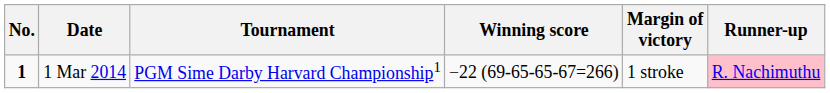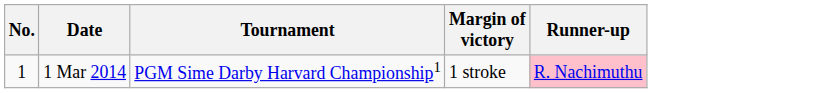- column: (534, 29)
(22, 71) bold -> (22, 71) normal
